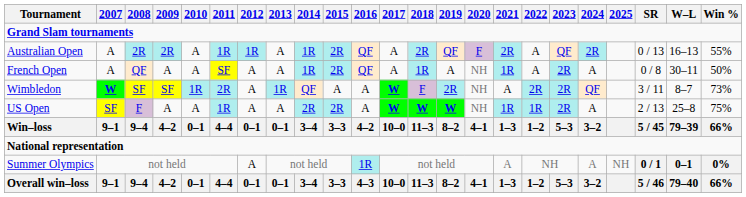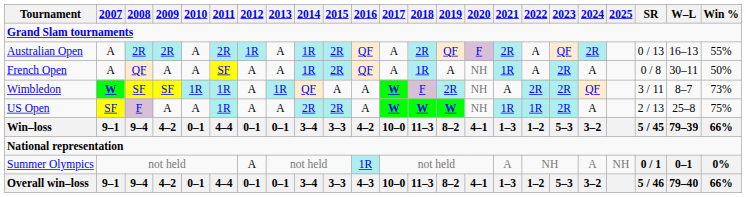(224, 51) 1R -> (224, 51) 2R
(224, 89) 2R -> (224, 89) 1R
